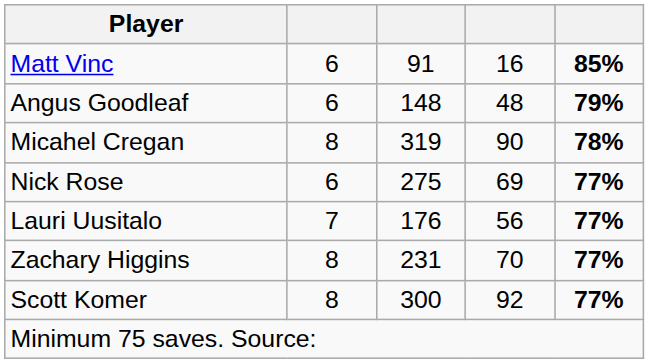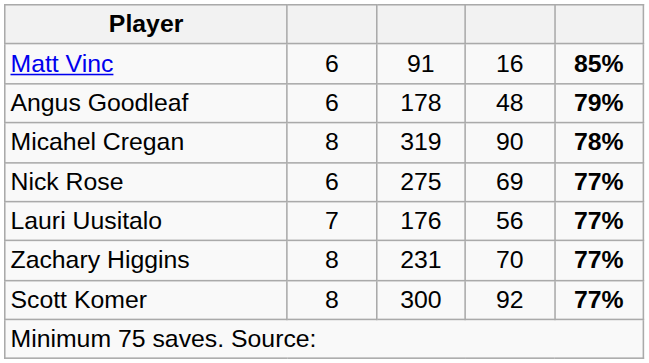(421, 102) 148 -> (421, 102) 178
